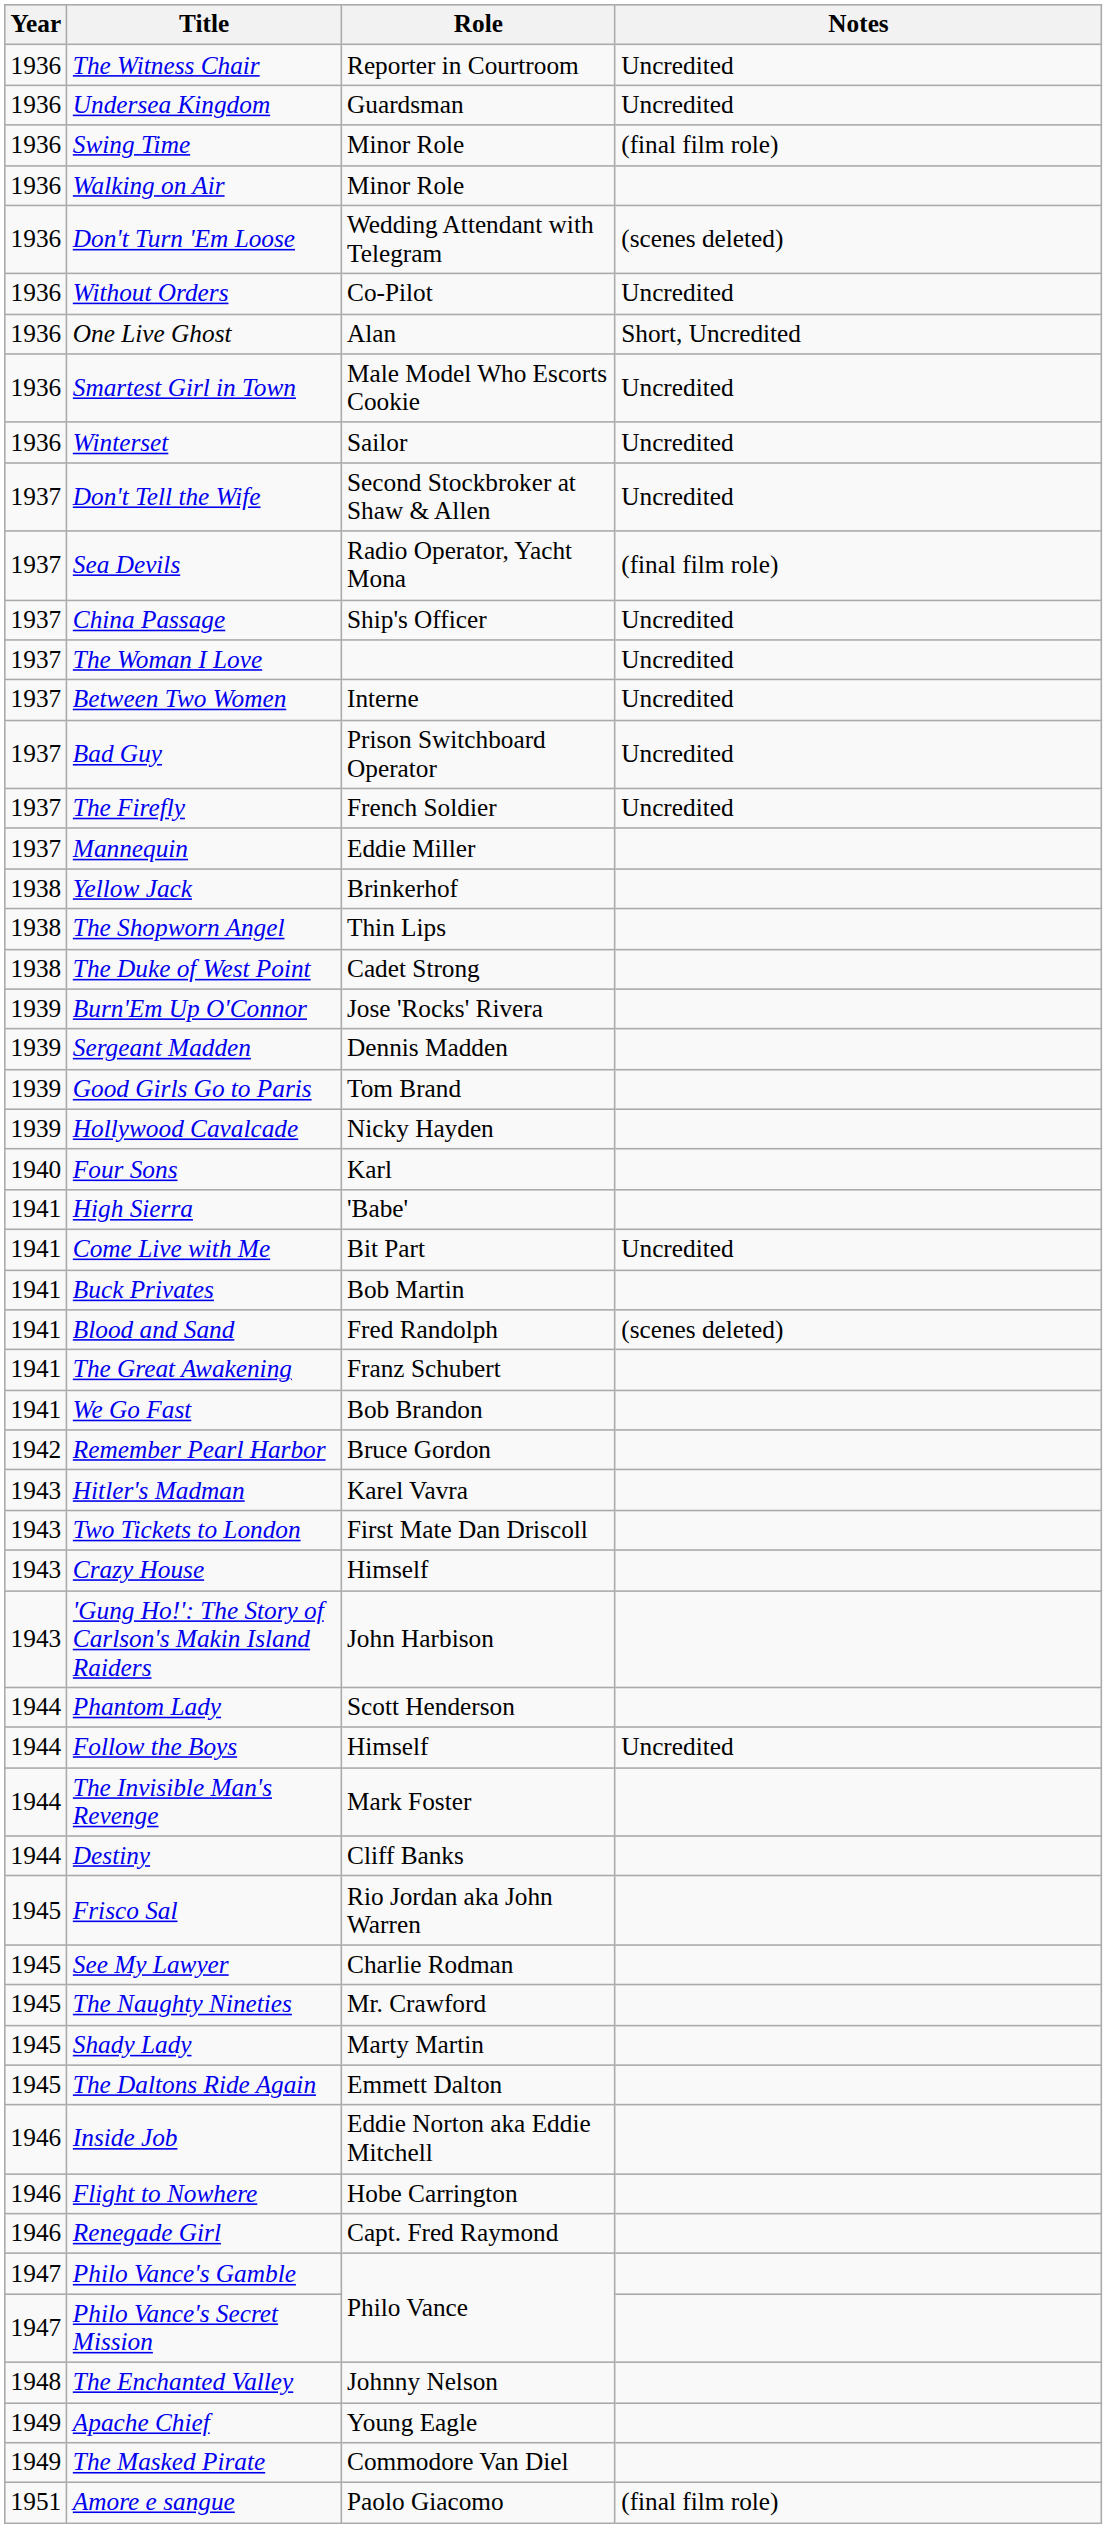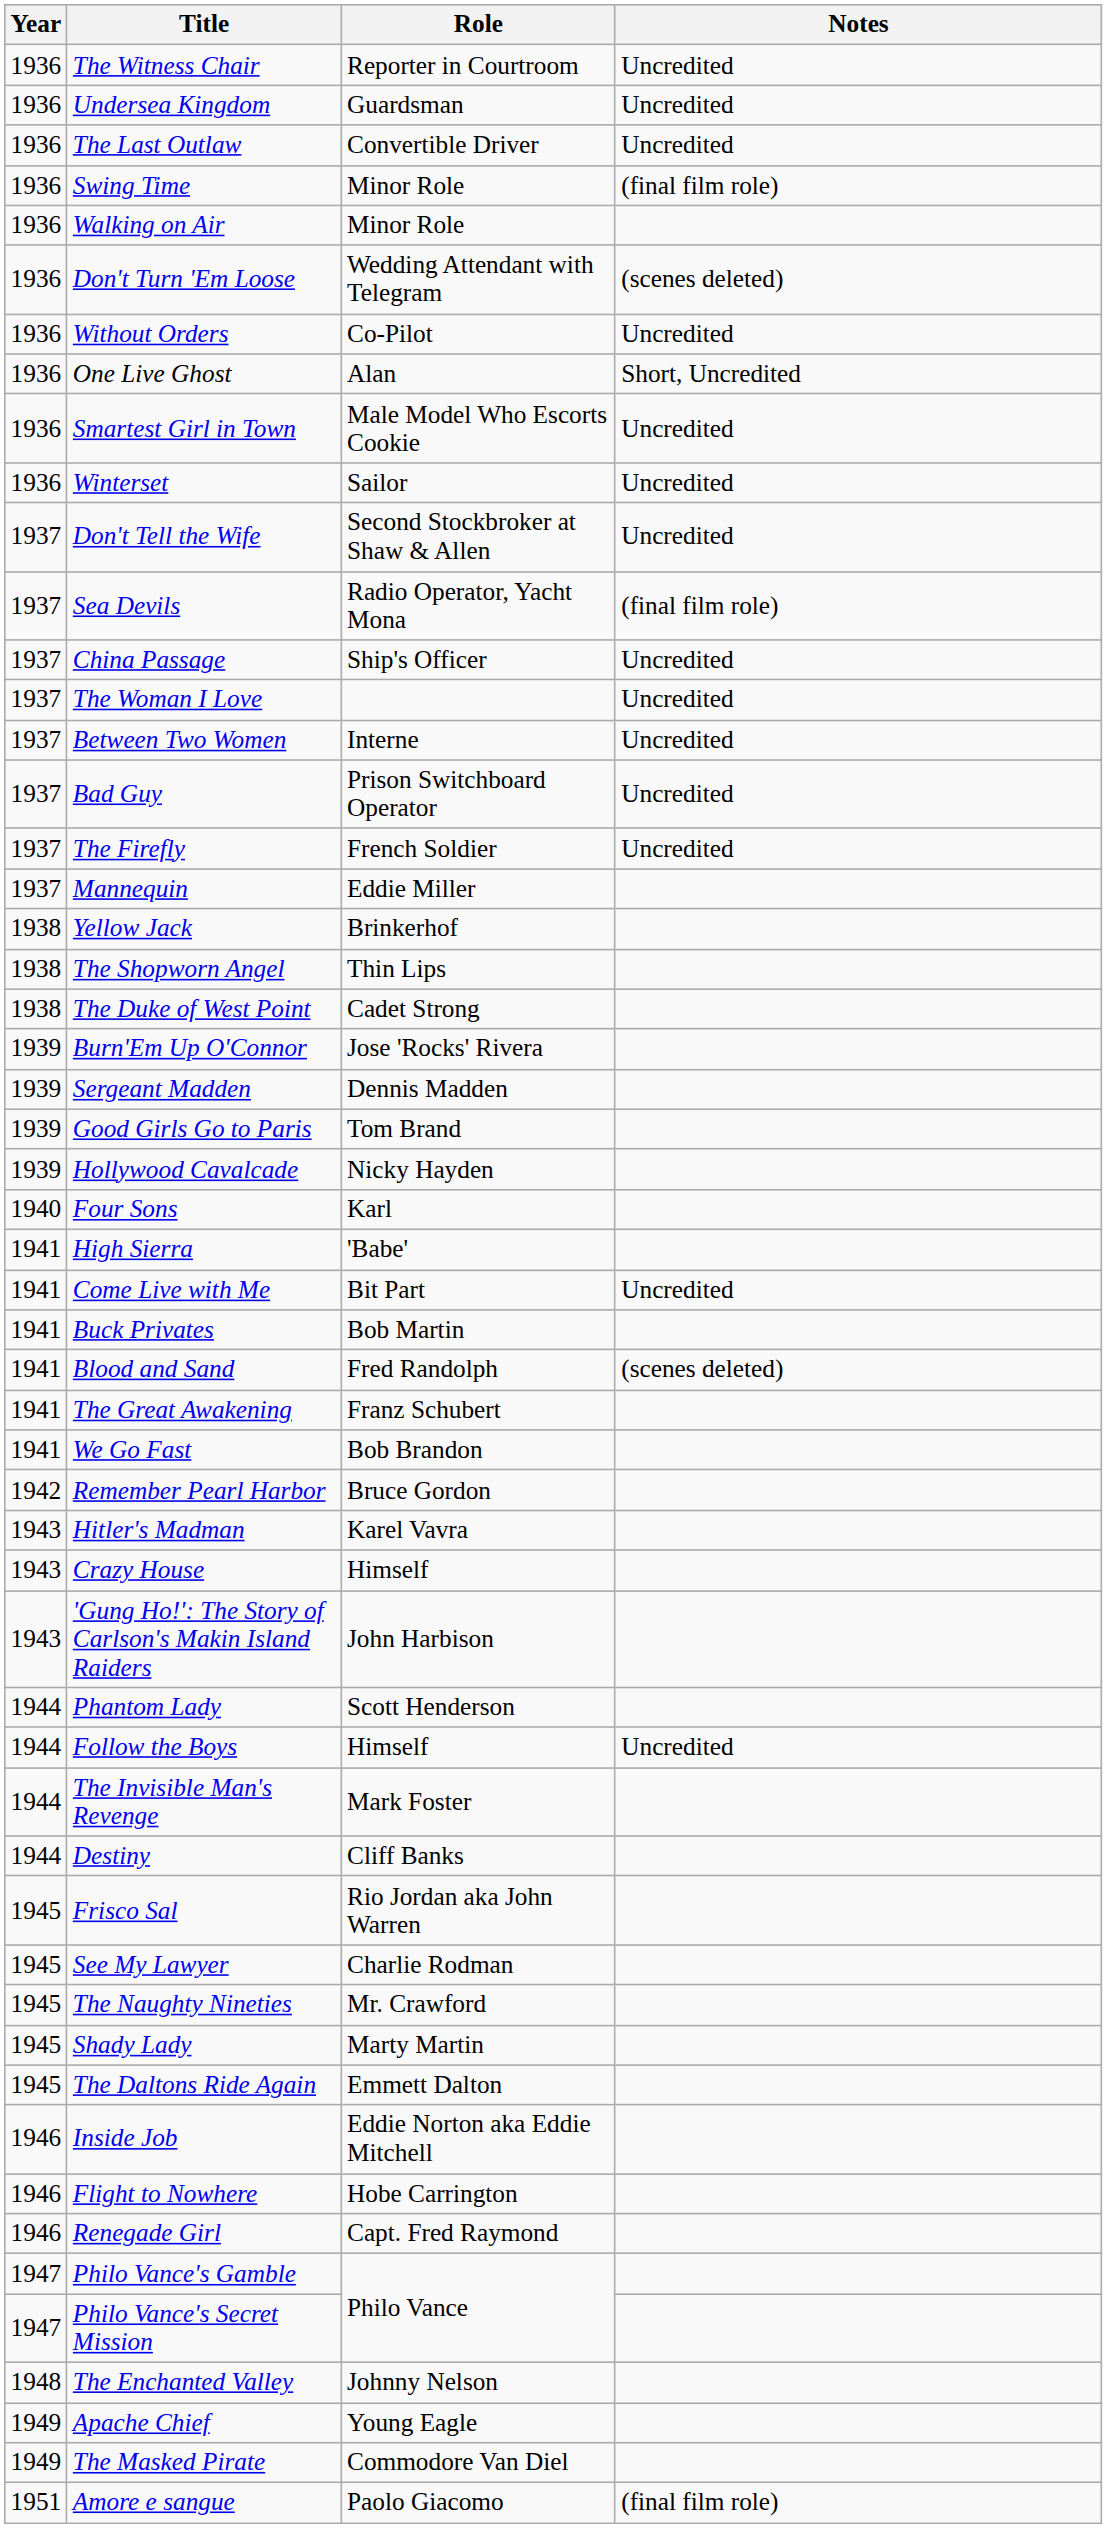+ row: (157, 144)
- row: (187, 1529)
